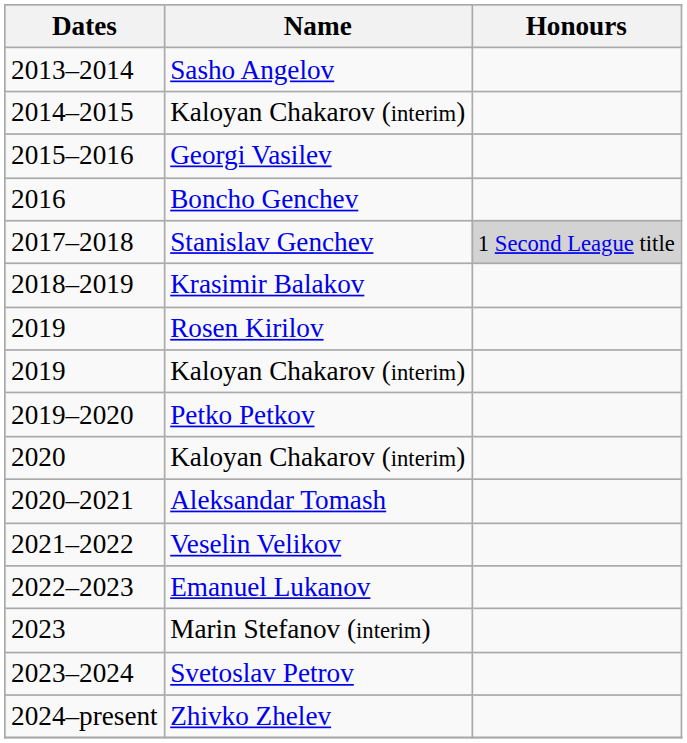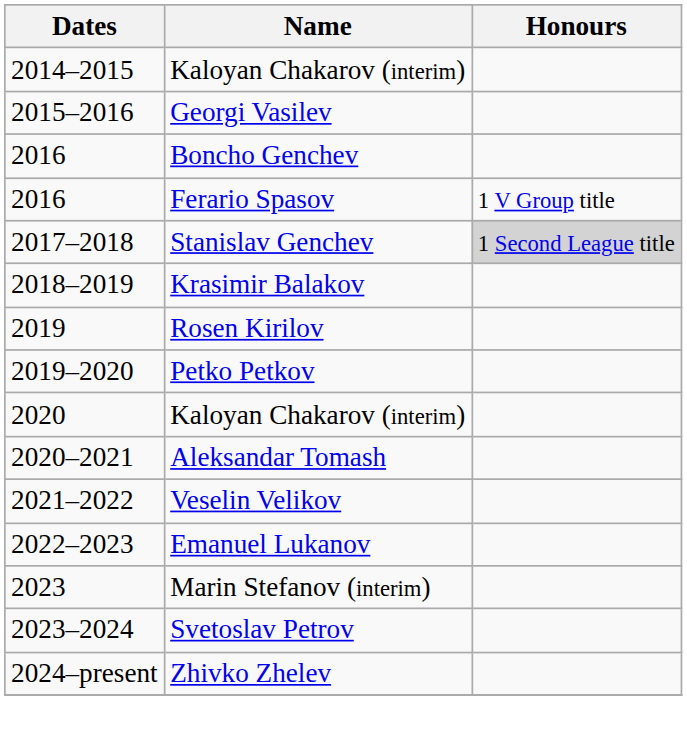- row: (72, 69)
+ row: (38, 198)
- row: (38, 371)
